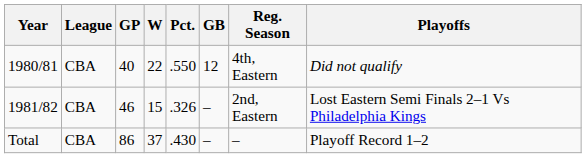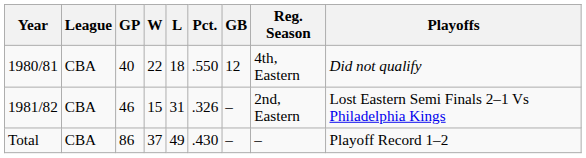+ column: (177, 25)
